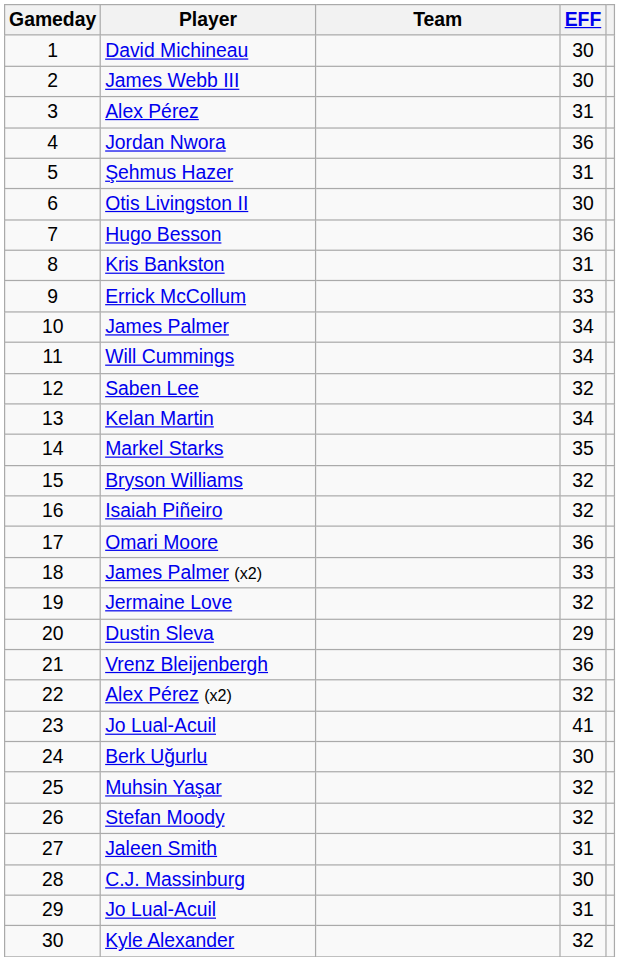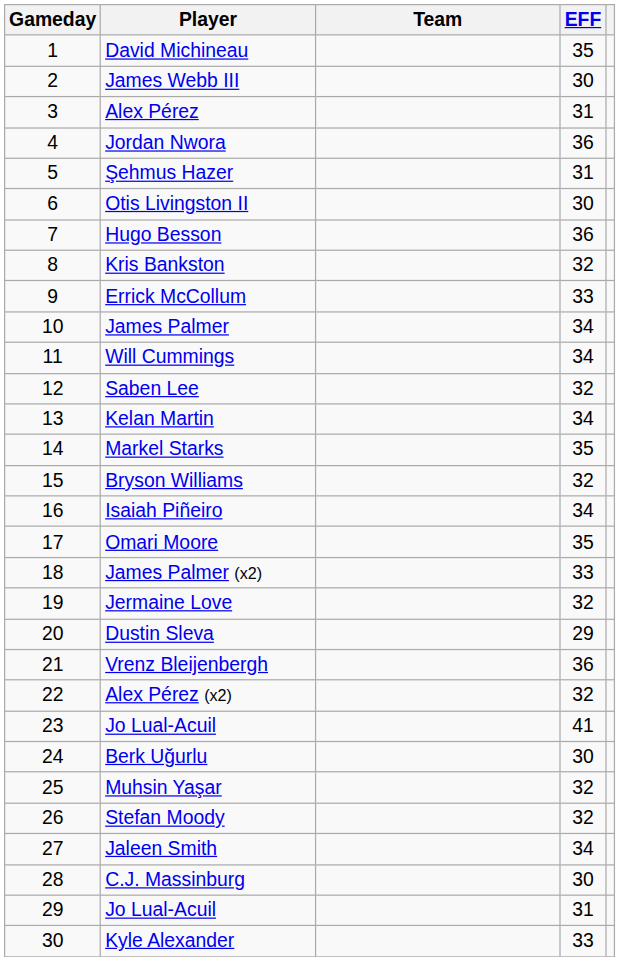(583, 50) 30 -> (583, 50) 35
(583, 265) 31 -> (583, 265) 32
(583, 511) 32 -> (583, 511) 34
(583, 541) 36 -> (583, 541) 35
(583, 848) 31 -> (583, 848) 34
(583, 940) 32 -> (583, 940) 33
